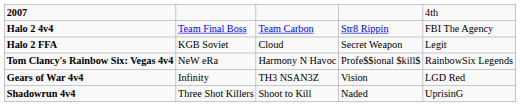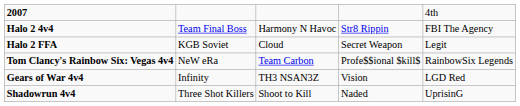(286, 28) Team Carbon -> (297, 28) Harmony N Havoc
(297, 61) Harmony N Havoc -> (286, 61) Team Carbon
